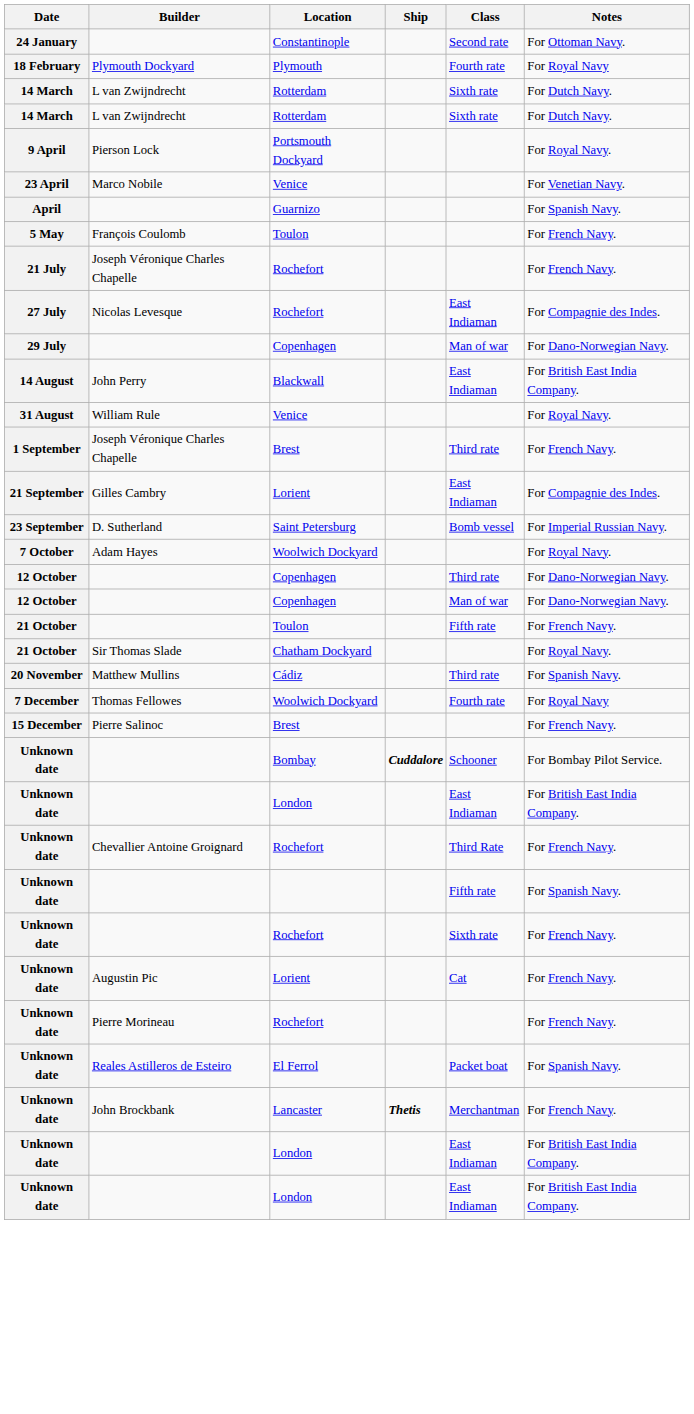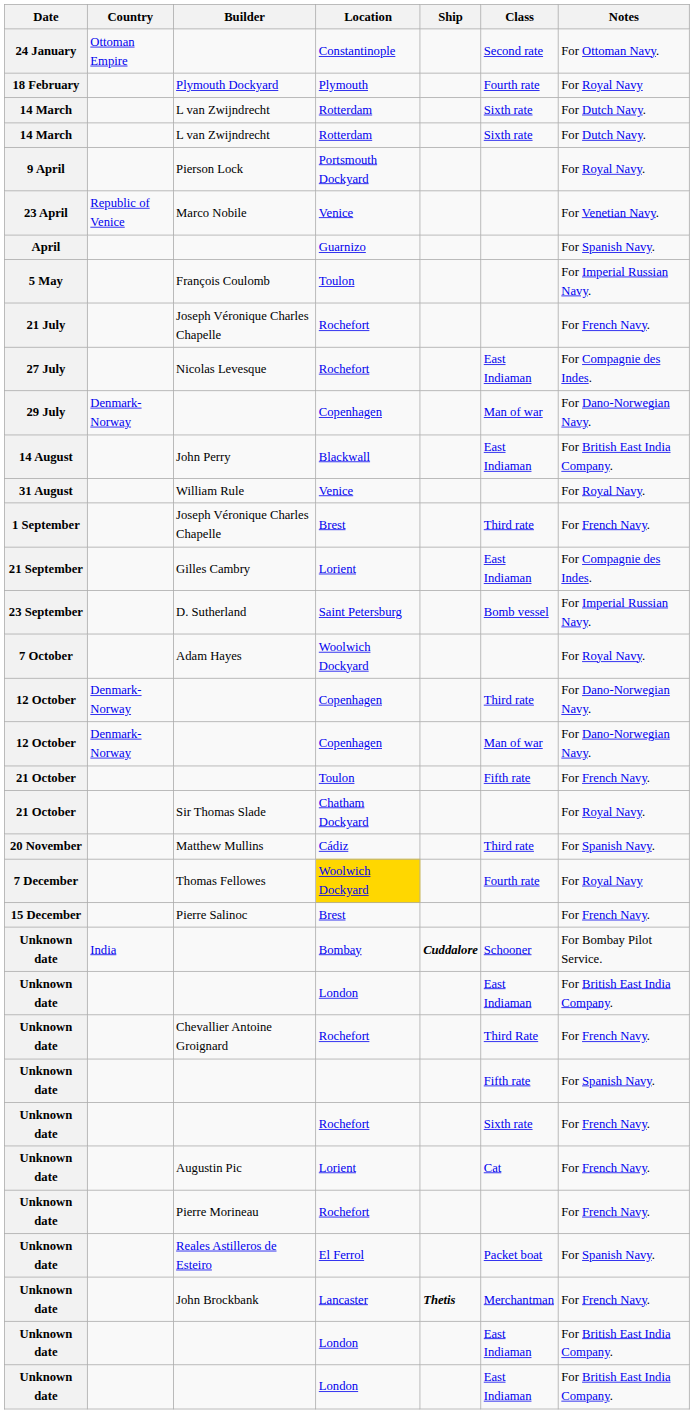+ column: (130, 16)
(572, 234) For French Navy. -> (615, 281) For Imperial Russian Navy.
(325, 700) no background -> (345, 880) gold background
